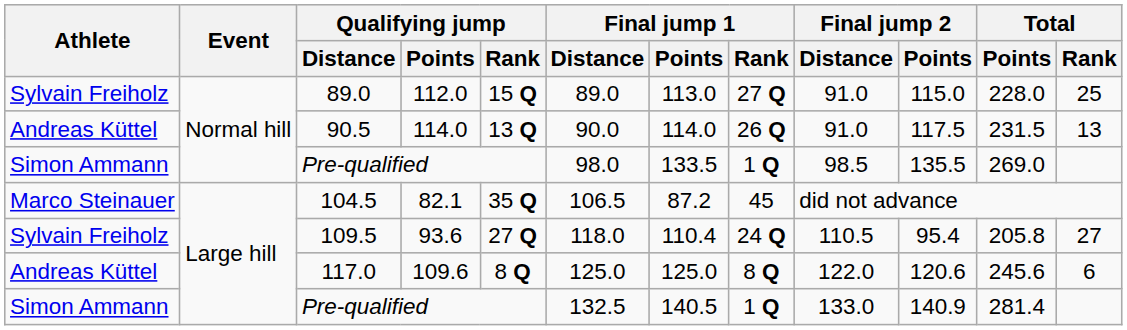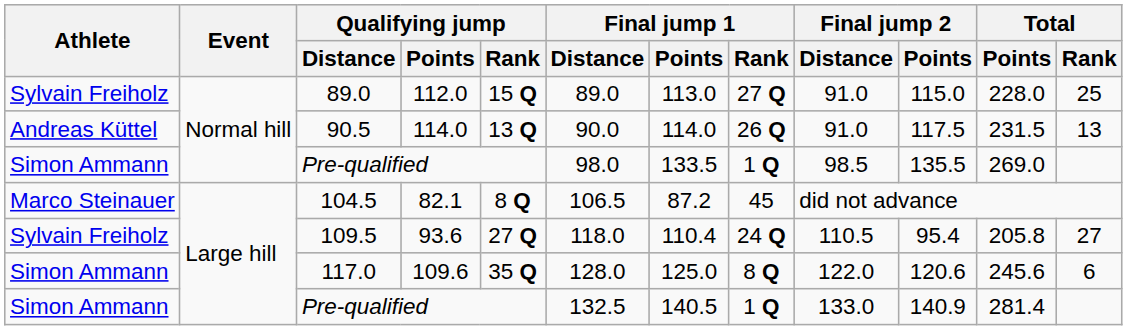(513, 200) 35 Q -> (513, 200) 8 Q
(84, 271) Andreas Küttel -> (89, 271) Simon Ammann
(513, 271) 8 Q -> (513, 271) 35 Q
(597, 271) 125.0 -> (597, 271) 128.0
